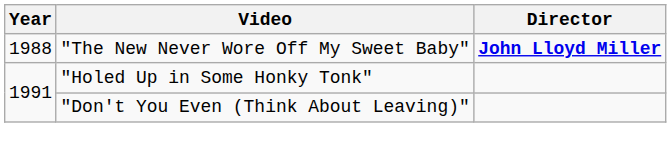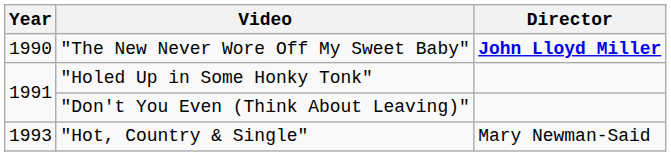(31, 49) 1988 -> (31, 49) 1990
+ row: (184, 136)
